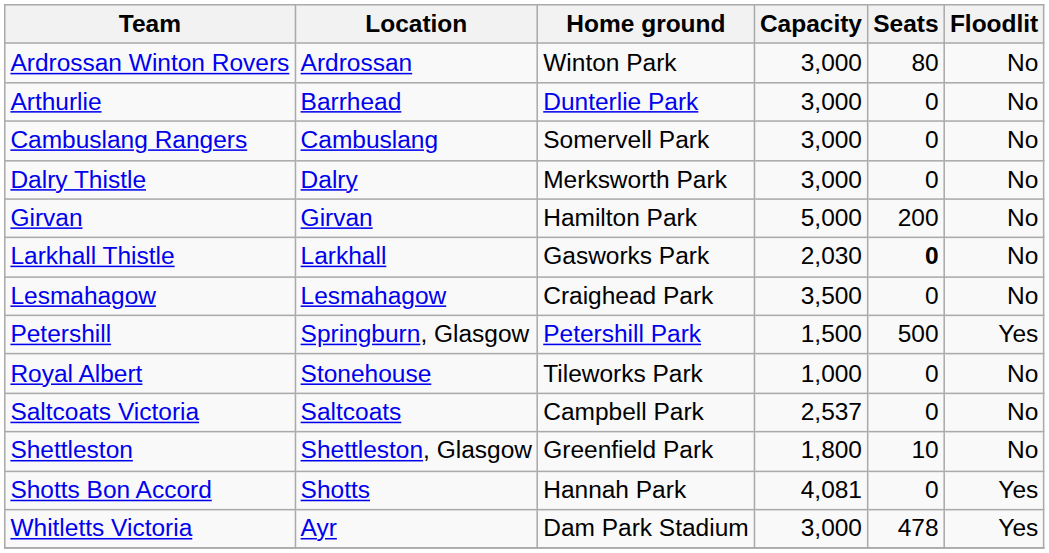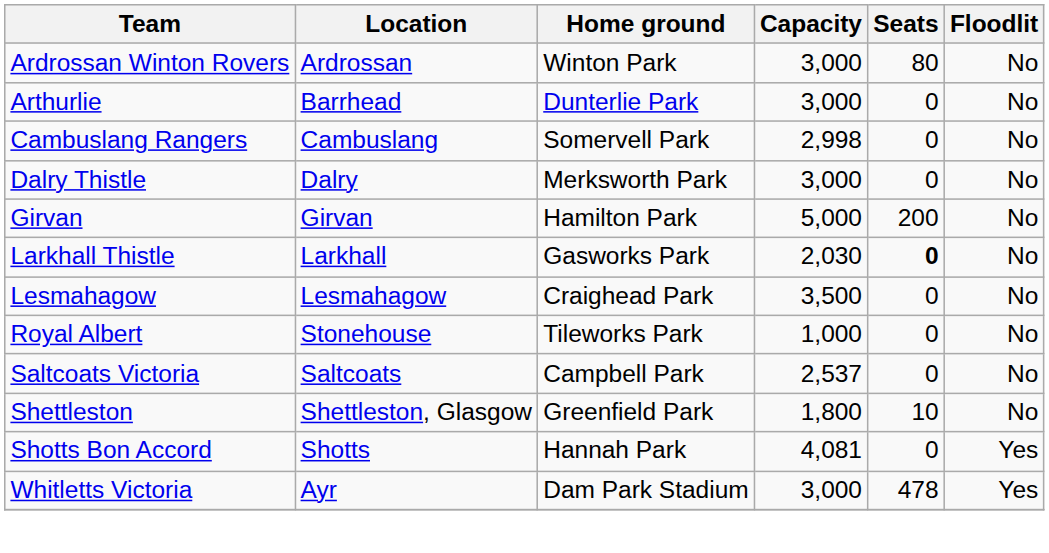(831, 140) 3,000 -> (831, 140) 2,998
- row: (61, 334)
